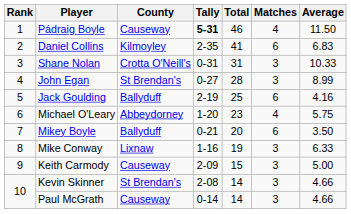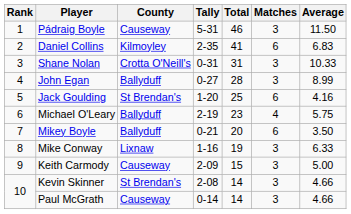(208, 30) bold -> (208, 30) normal
(276, 30) 4 -> (276, 30) 3
(151, 81) St Brendan's -> (140, 81) Ballyduff
(140, 98) Ballyduff -> (151, 98) St Brendan's
(208, 98) 2-19 -> (208, 98) 1-20
(152, 115) Abbeydorney -> (140, 115) Ballyduff
(208, 115) 1-20 -> (208, 115) 2-19
